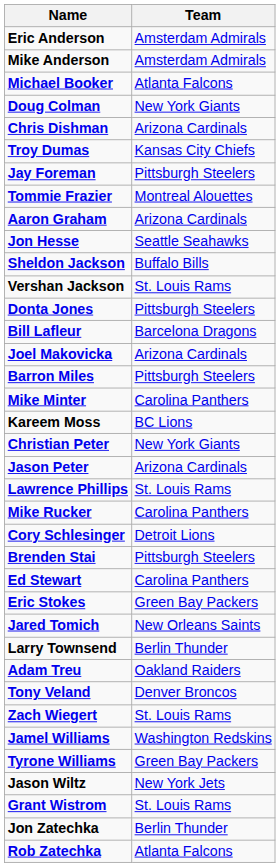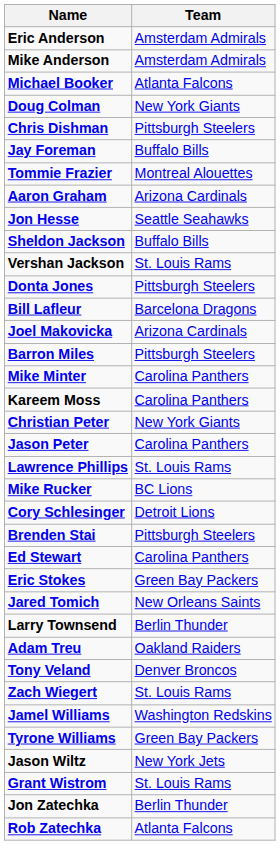(191, 128) Arizona Cardinals -> (195, 128) Pittsburgh Steelers
- row: (48, 151)
(195, 173) Pittsburgh Steelers -> (172, 151) Buffalo Bills
(163, 422) BC Lions -> (192, 399) Carolina Panthers
(191, 467) Arizona Cardinals -> (192, 444) Carolina Panthers
(192, 512) Carolina Panthers -> (163, 490) BC Lions
